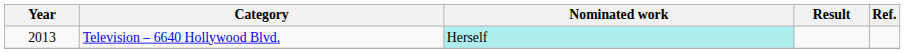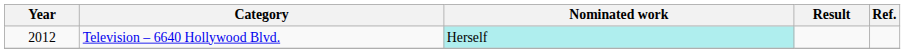(42, 37) 2013 -> (42, 37) 2012
